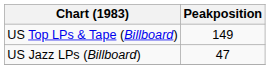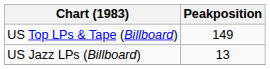(223, 54) 47 -> (223, 54) 13
